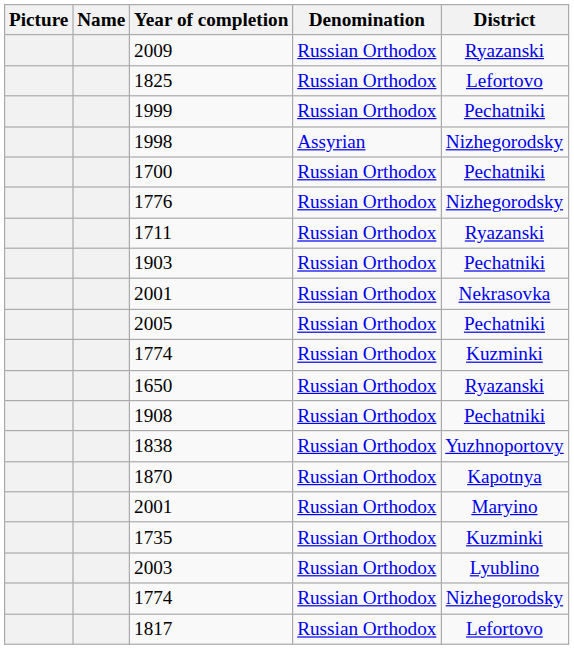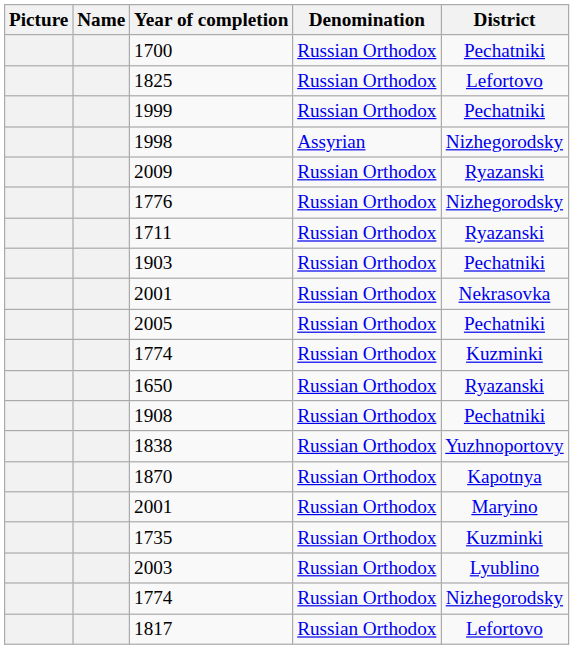rows swapped: (153, 50) <-> (153, 171)
